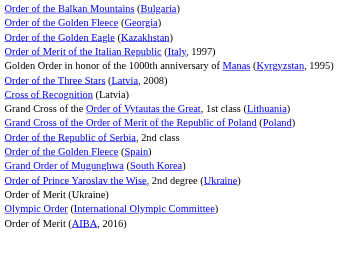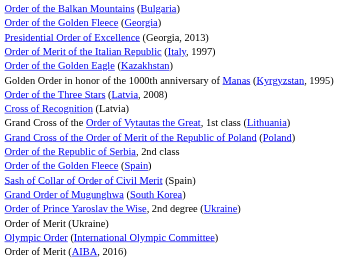+ row: (107, 37)
rows swapped: (110, 51) <-> (89, 37)
+ row: (100, 180)
